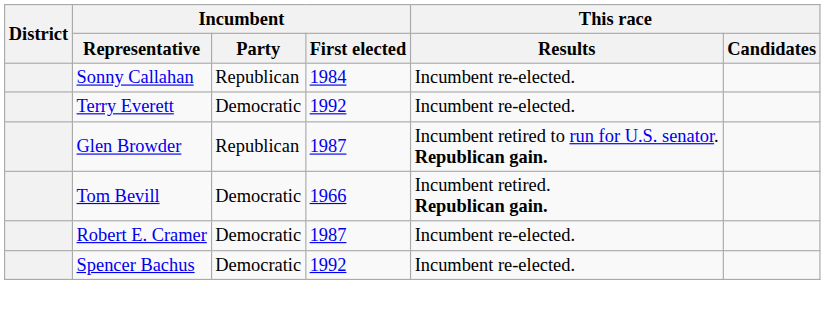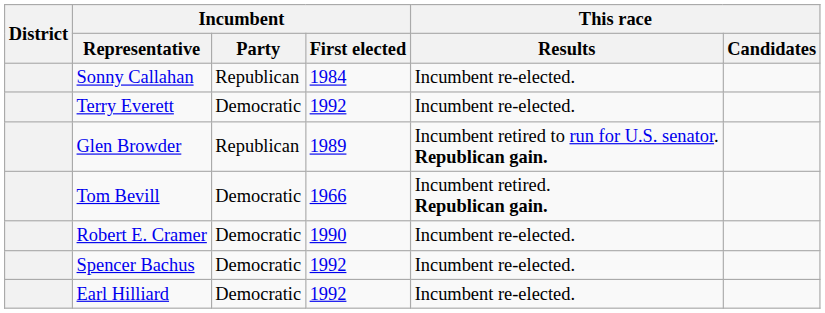(328, 146) 1987 -> (328, 146) 1989
(328, 235) 1987 -> (328, 235) 1990
+ row: (123, 293)
